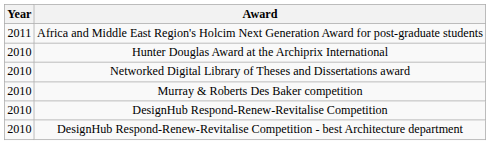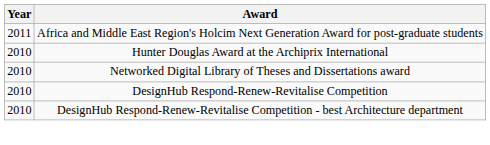- row: (260, 91)
